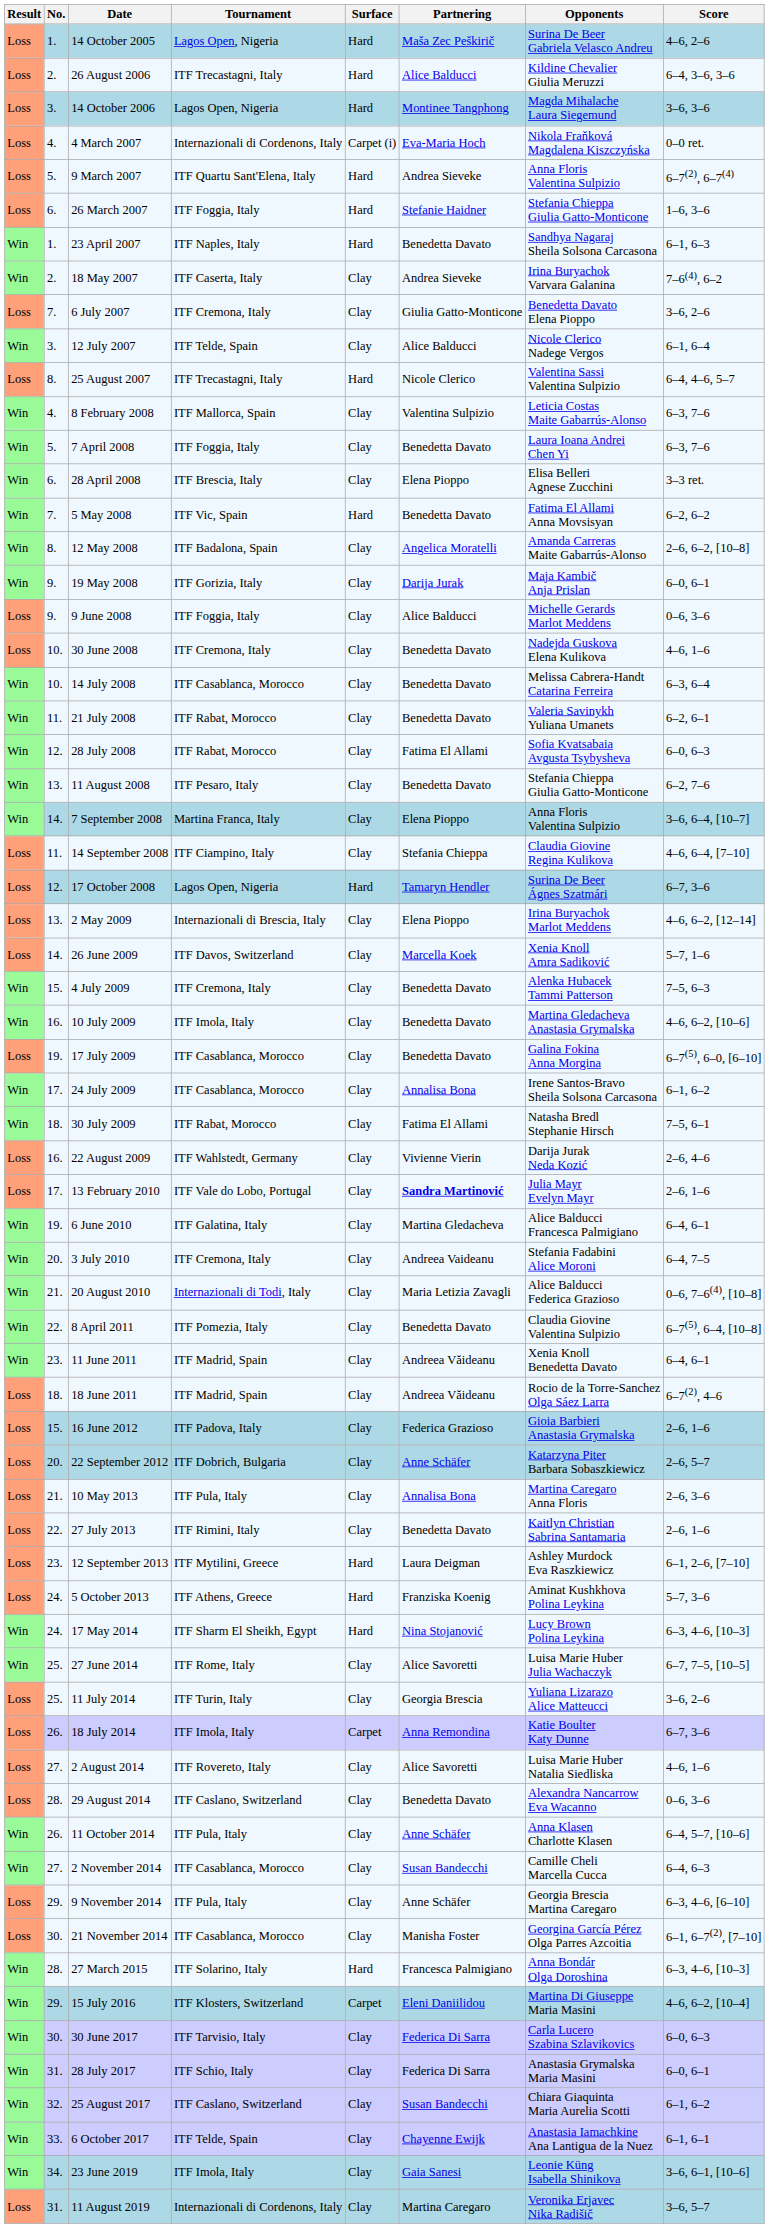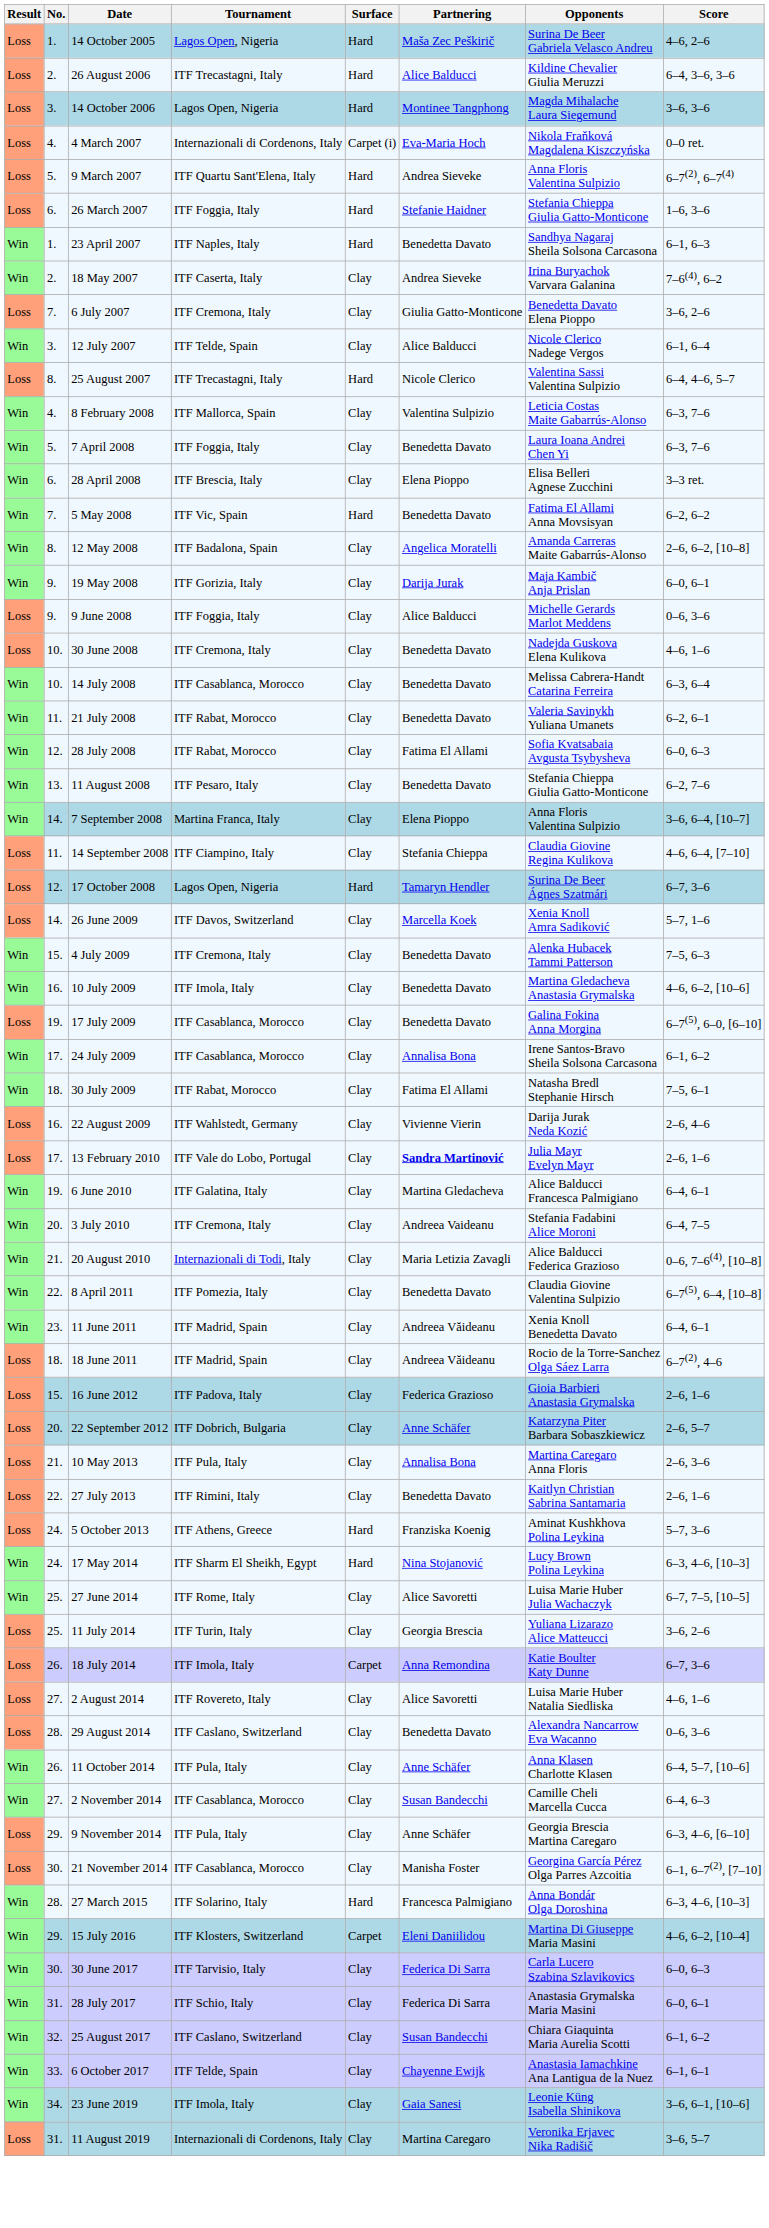- row: (101, 920)
- row: (120, 1563)
